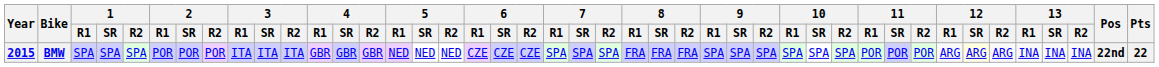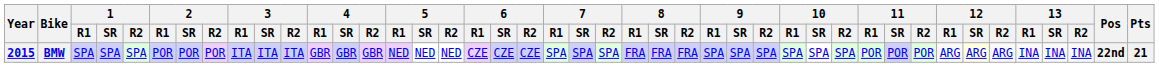(1141, 52) 22 -> (1141, 52) 21
